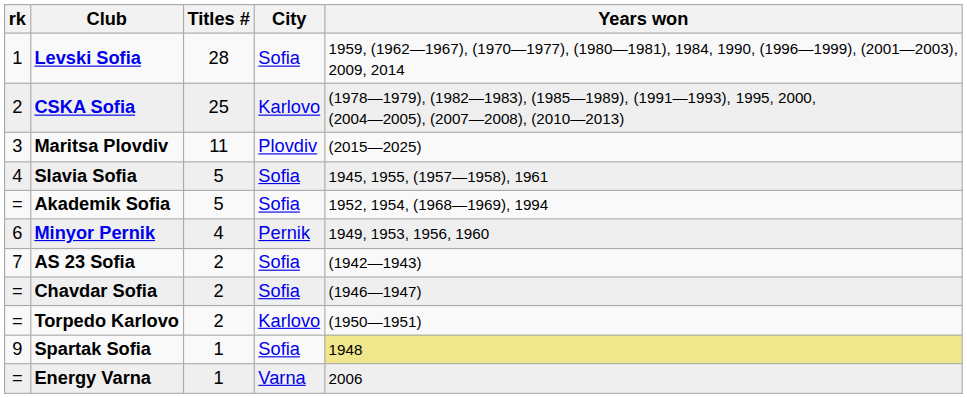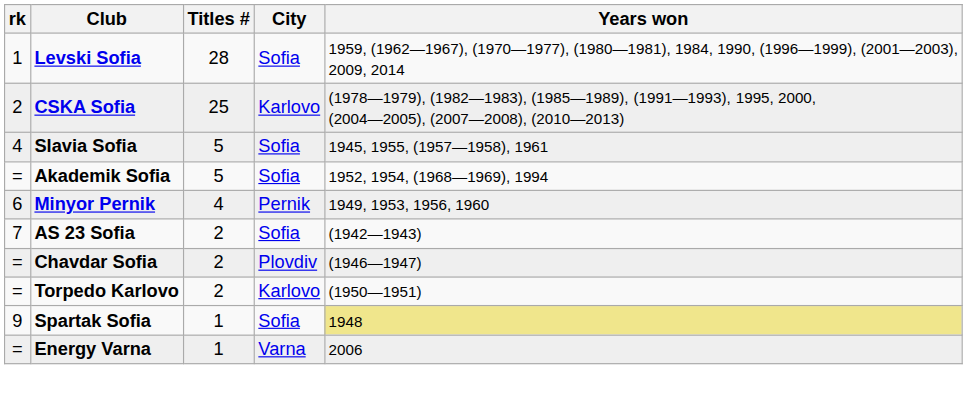- row: (101, 146)
(279, 291) Sofia -> (288, 262) Plovdiv
